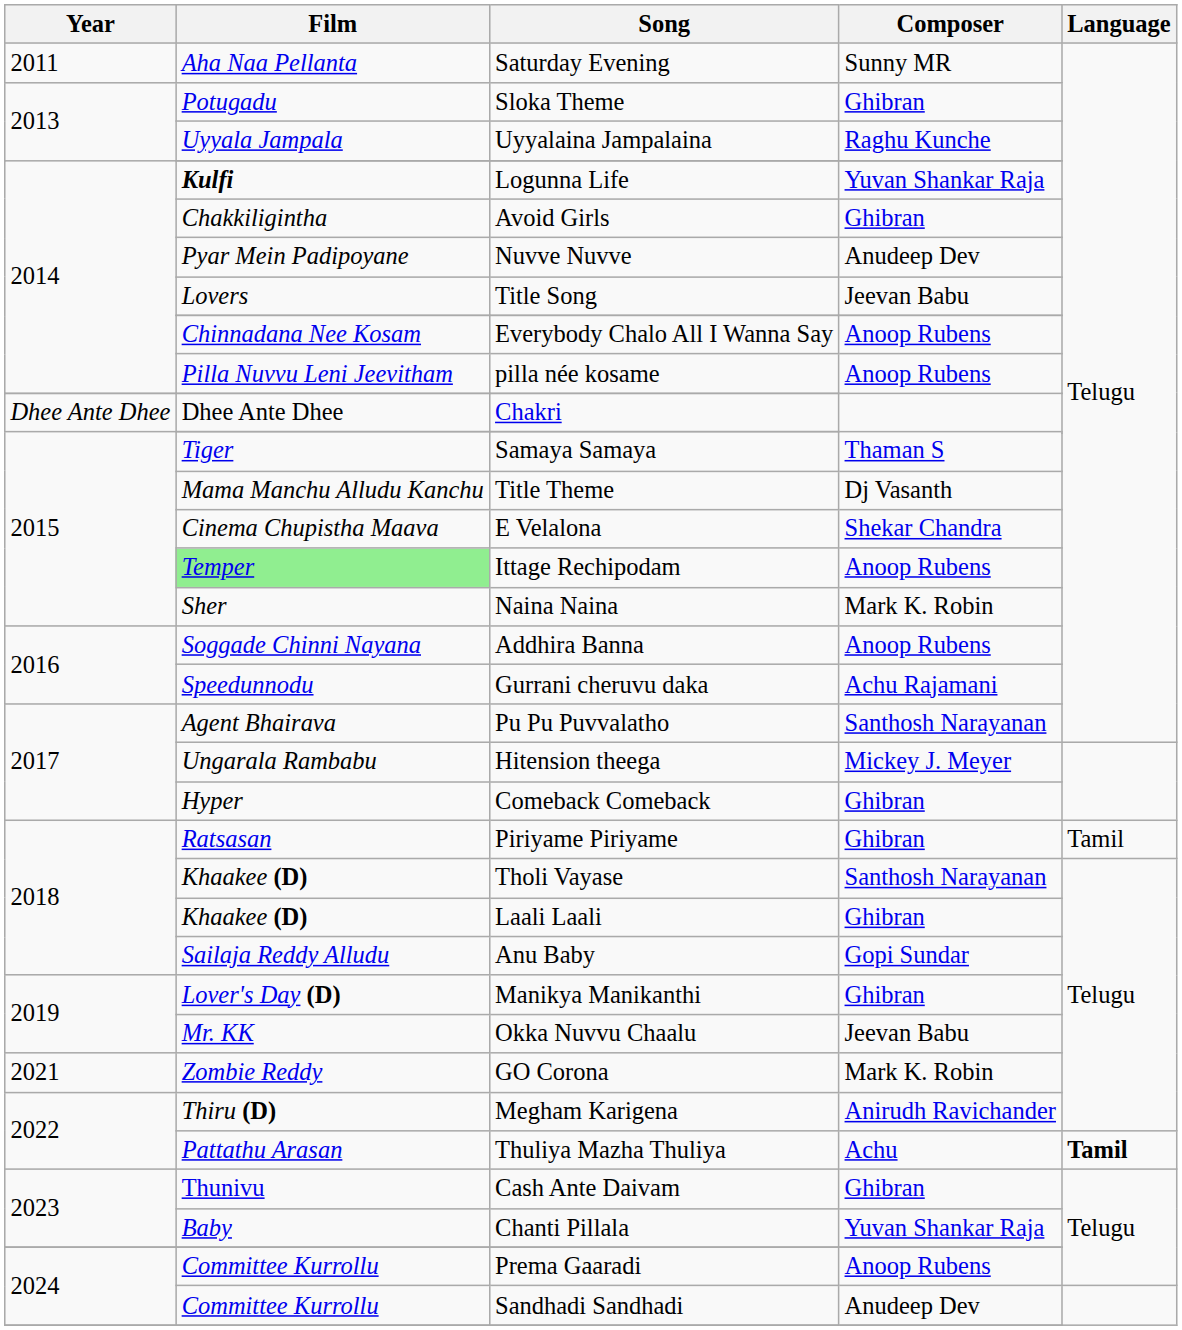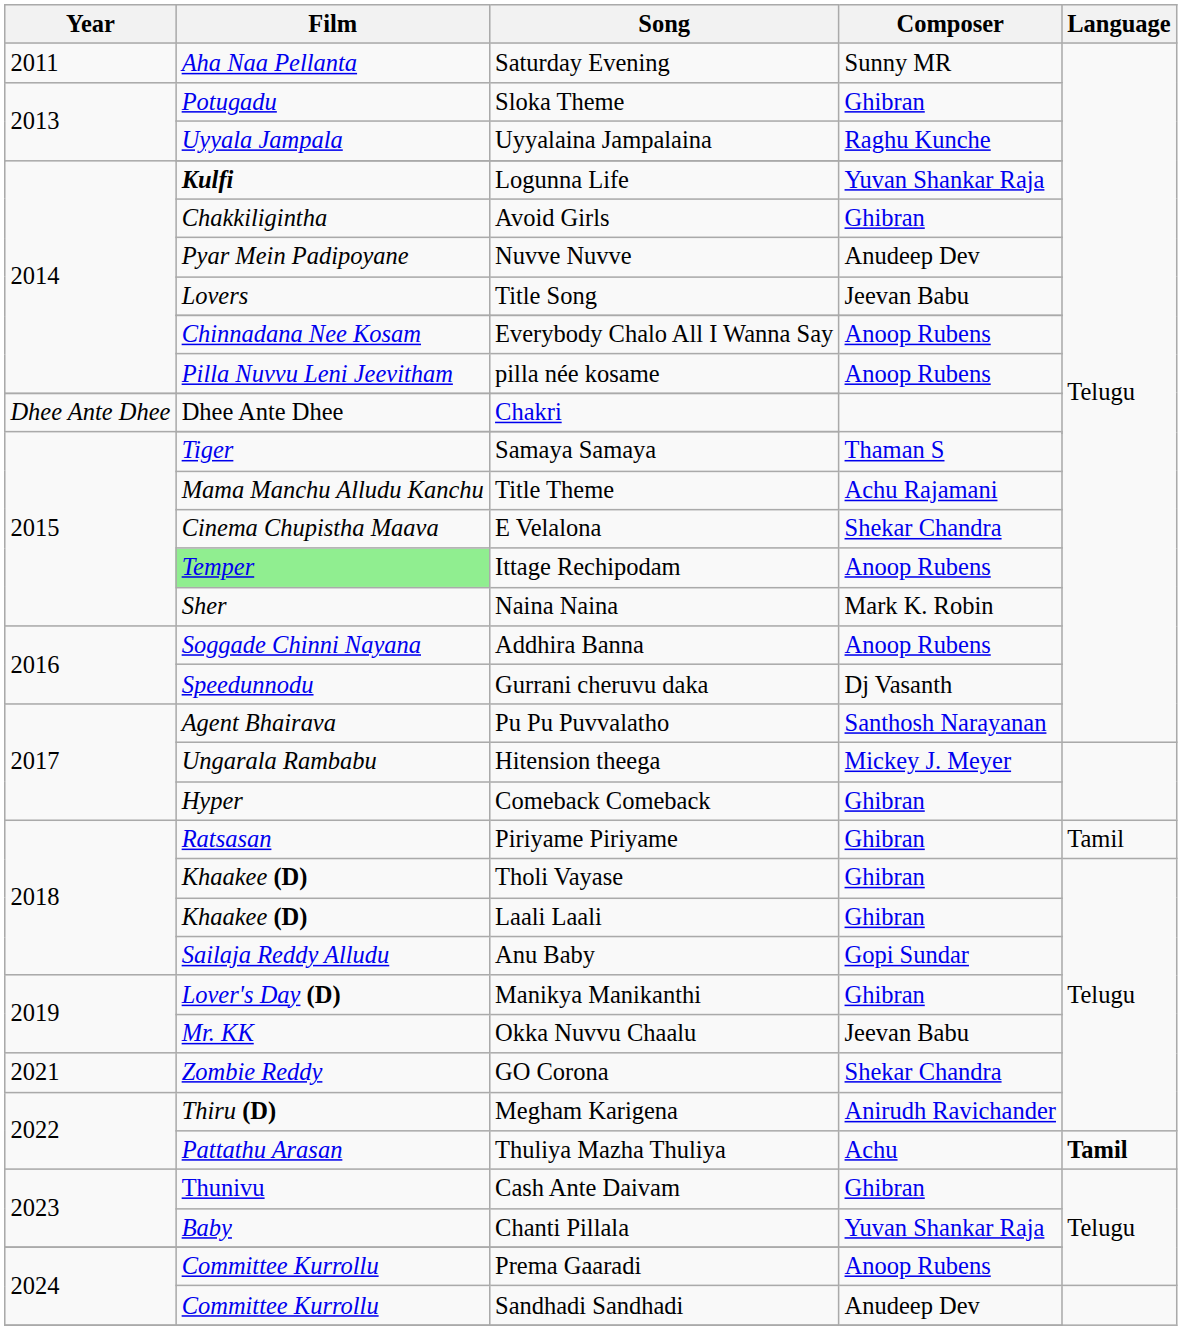(898, 489) Dj Vasanth -> (921, 489) Achu Rajamani
(921, 683) Achu Rajamani -> (898, 683) Dj Vasanth
(945, 878) Santhosh Narayanan -> (885, 878) Ghibran
(919, 1072) Mark K. Robin -> (923, 1072) Shekar Chandra
